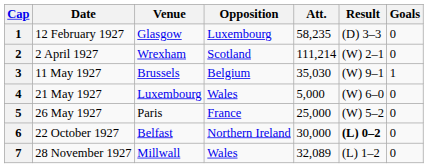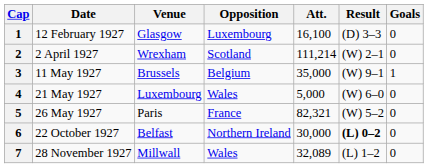(314, 34) 58,235 -> (314, 34) 16,100
(314, 73) 35,030 -> (314, 73) 35,000
(314, 113) 25,000 -> (314, 113) 82,321
